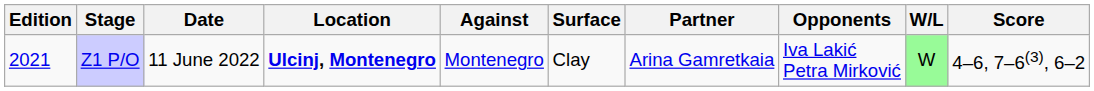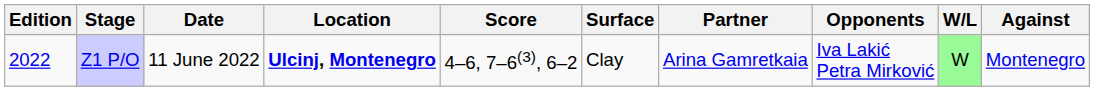columns swapped: (494, 19) <-> (1019, 19)
(30, 60) 2021 -> (30, 60) 2022
